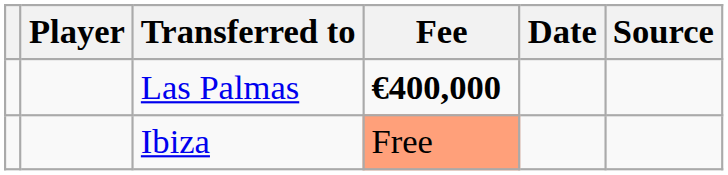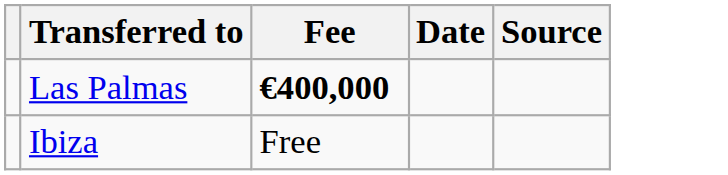- column: (77, 31)
(402, 141) lightsalmon background -> (290, 141) no background
